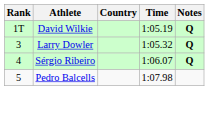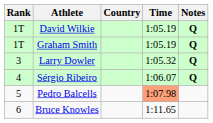+ row: (67, 45)
(157, 77) no background -> (161, 93) lightsalmon background
+ row: (67, 110)
